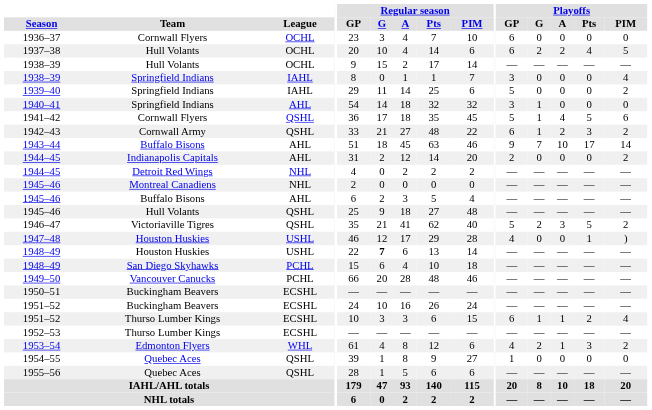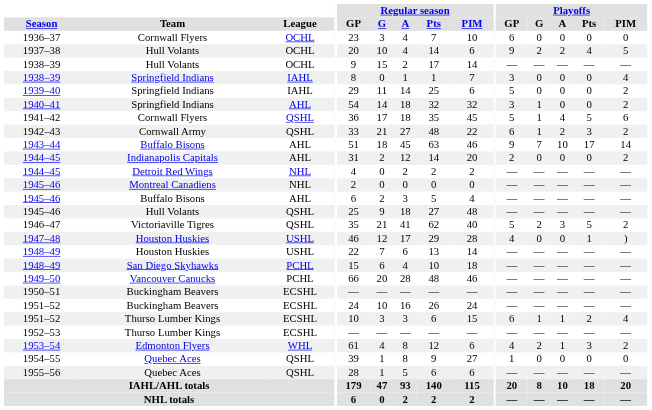(512, 51) 6 -> (512, 51) 9
(626, 104) 0 -> (626, 104) 2
(382, 252) bold -> (382, 252) normal
